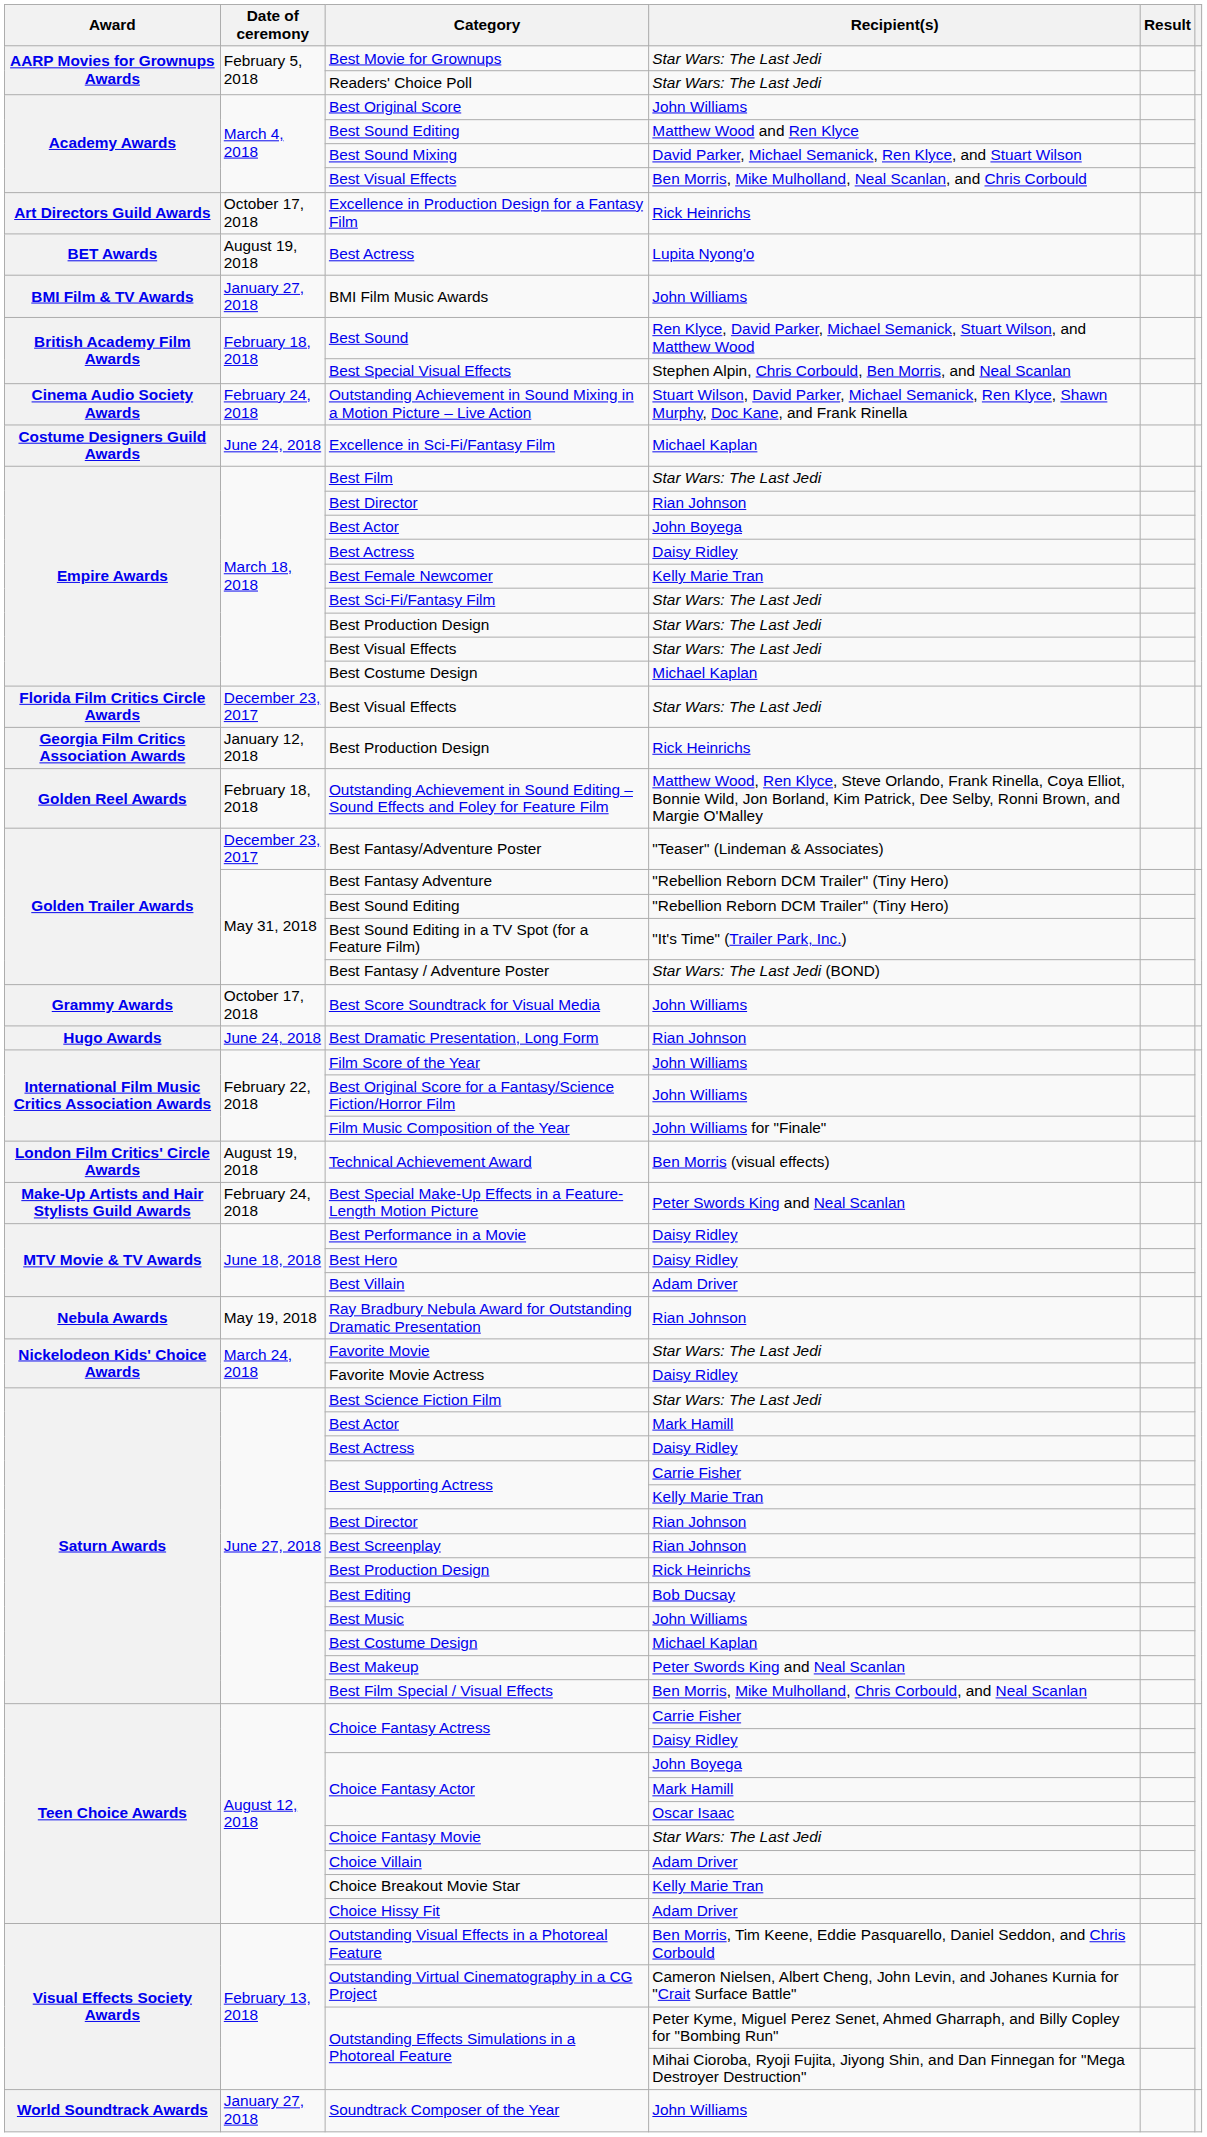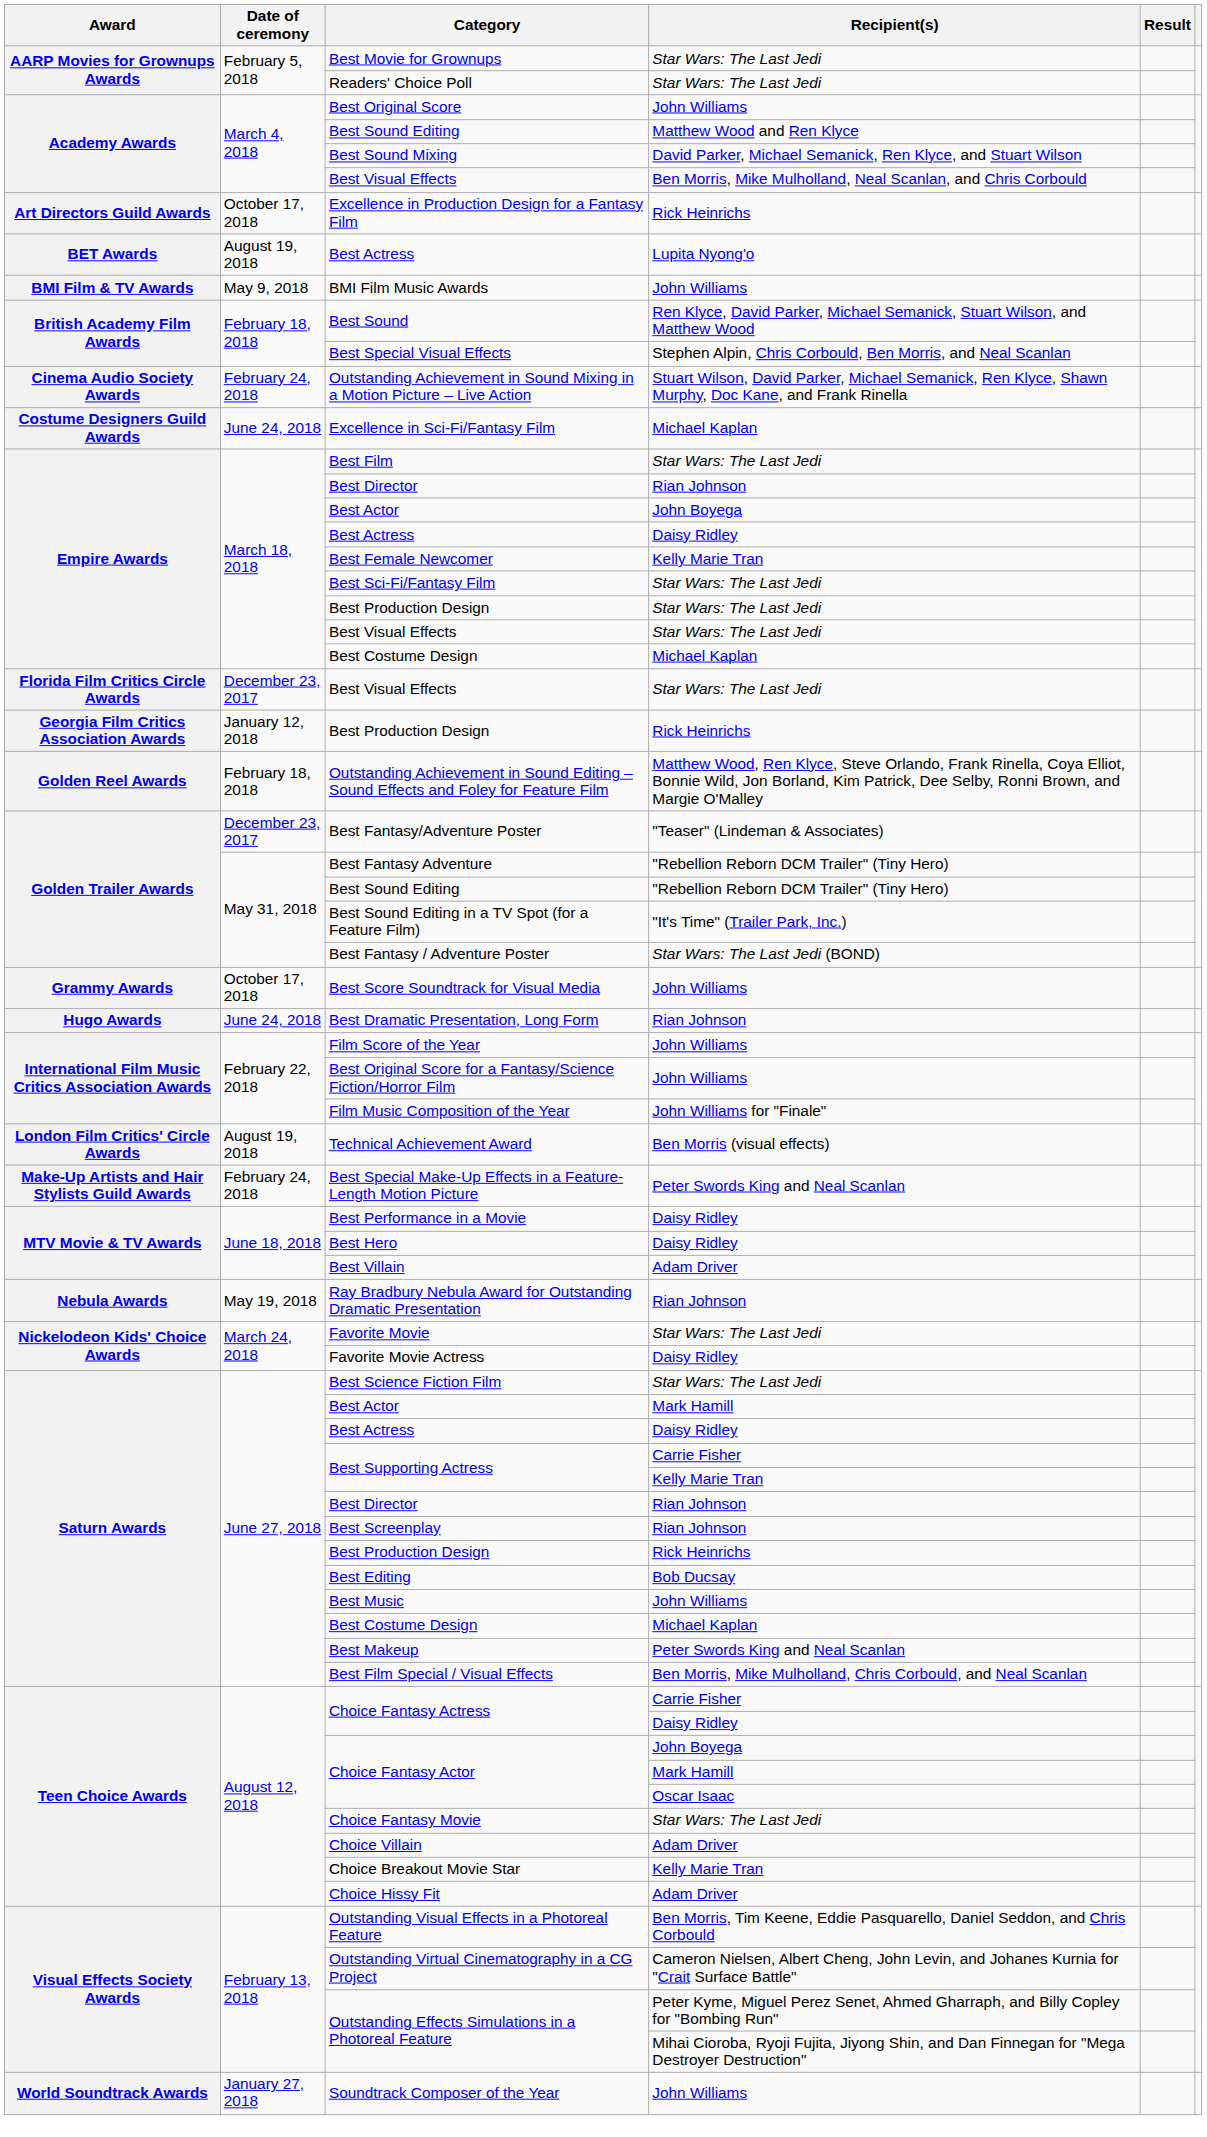(264, 296) January 27, 2018 -> (266, 287) May 9, 2018
